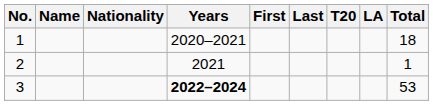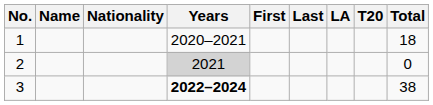columns swapped: (373, 16) <-> (343, 16)
(208, 64) no background -> (208, 64) lightgrey background
(408, 64) 1 -> (408, 64) 0
(408, 87) 53 -> (408, 87) 38
